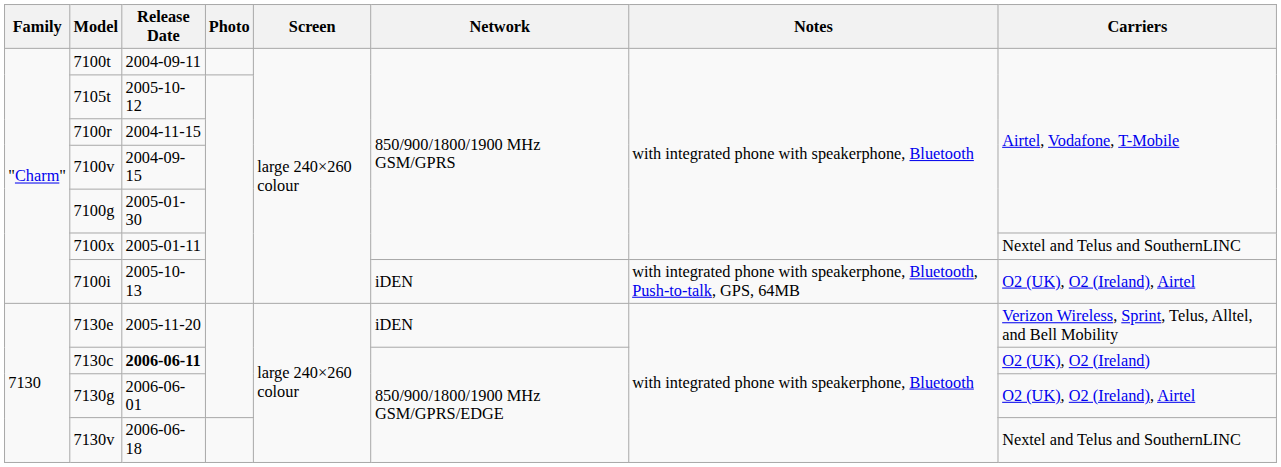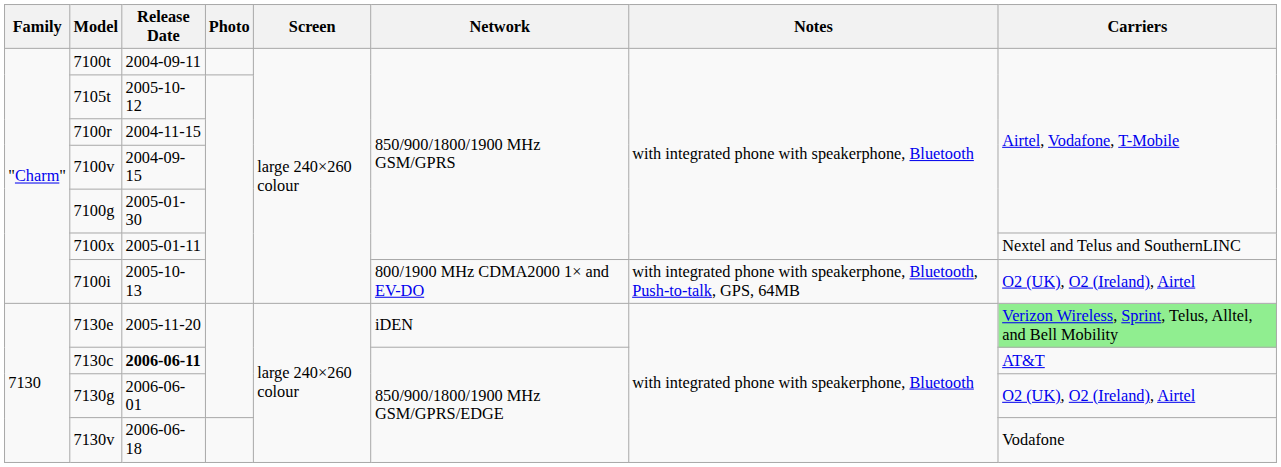(394, 281) iDEN -> (492, 281) 800/1900 MHz CDMA2000 1× and EV-DO
(1127, 325) no background -> (1127, 325) lightgreen background
(1076, 360) O2 (UK), O2 (Ireland) -> (1023, 360) AT&T
(1122, 439) Nextel and Telus and SouthernLINC -> (1033, 439) Vodafone
